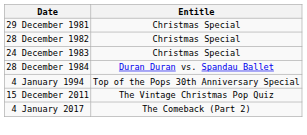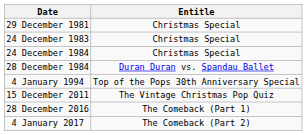- row: (48, 39)
+ row: (48, 53)
+ row: (48, 109)
